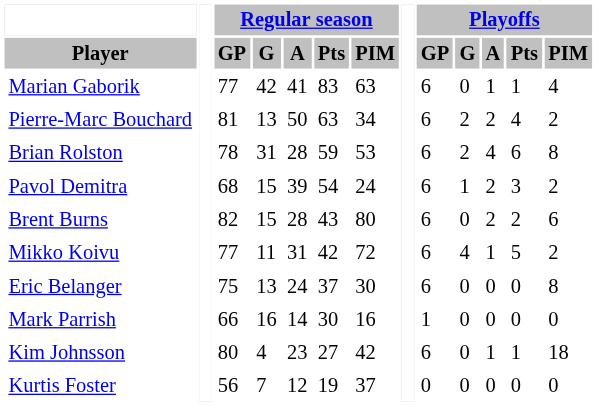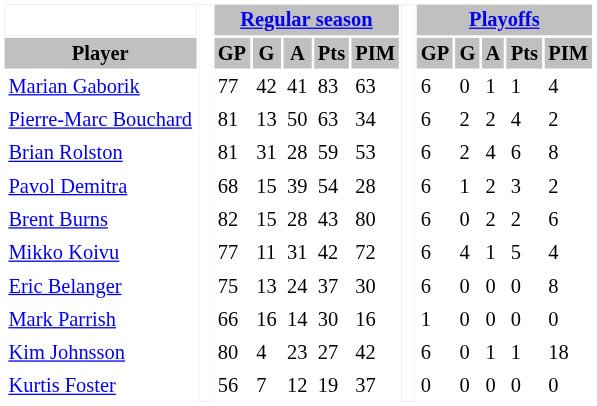(228, 152) 78 -> (228, 152) 81
(366, 186) 24 -> (366, 186) 28
(553, 252) 2 -> (553, 252) 4
